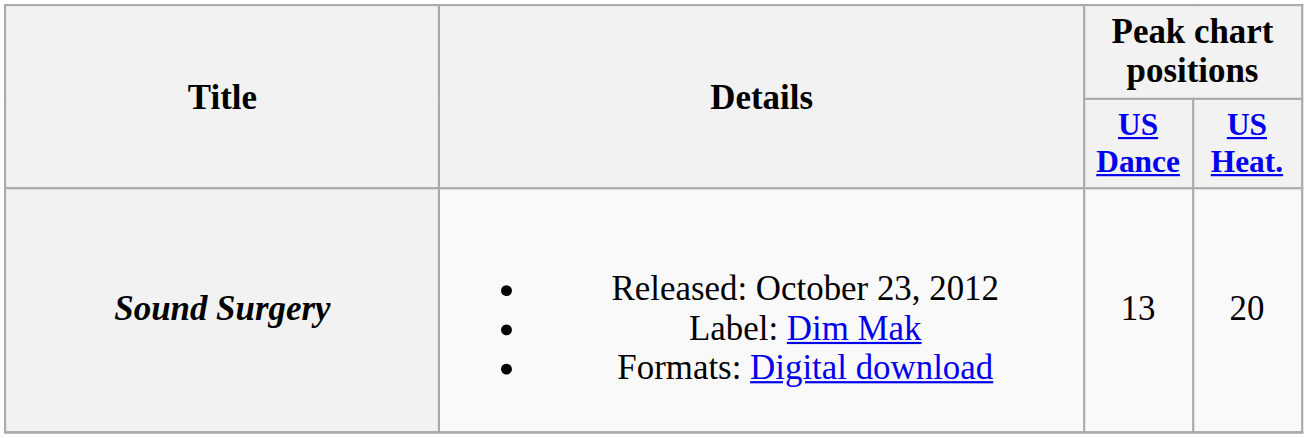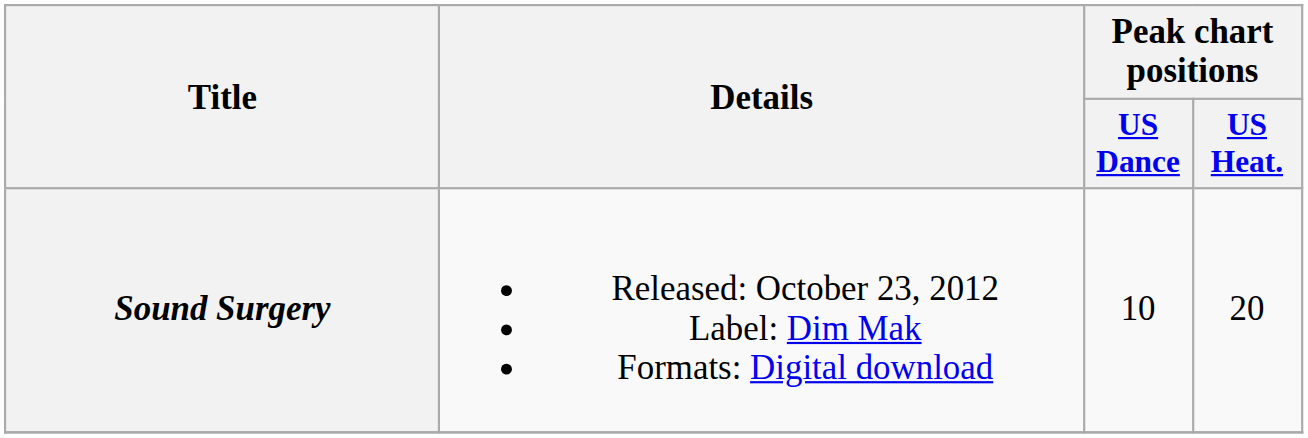(1138, 309) 13 -> (1138, 309) 10
